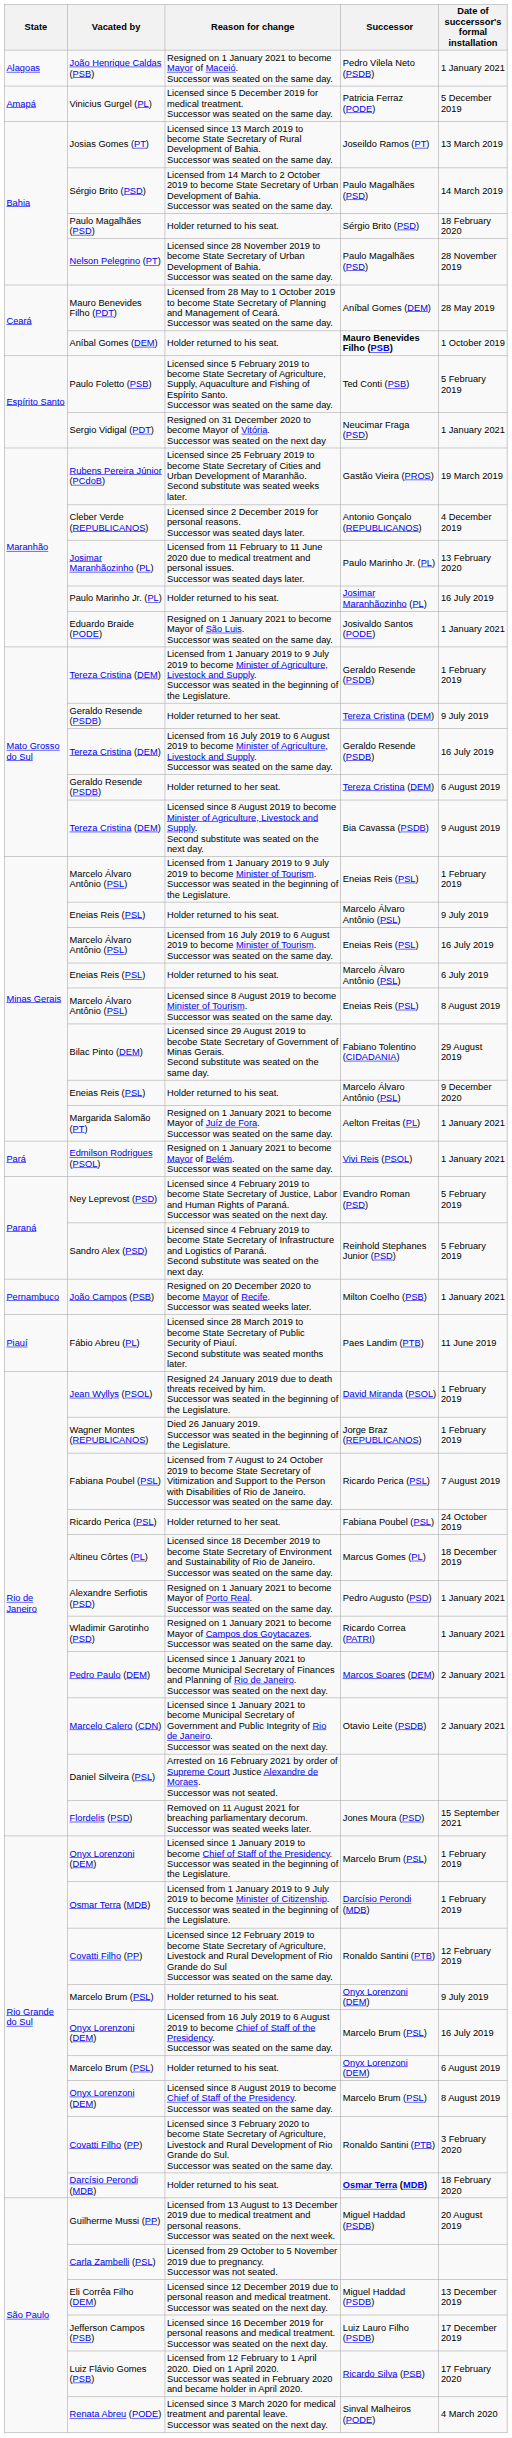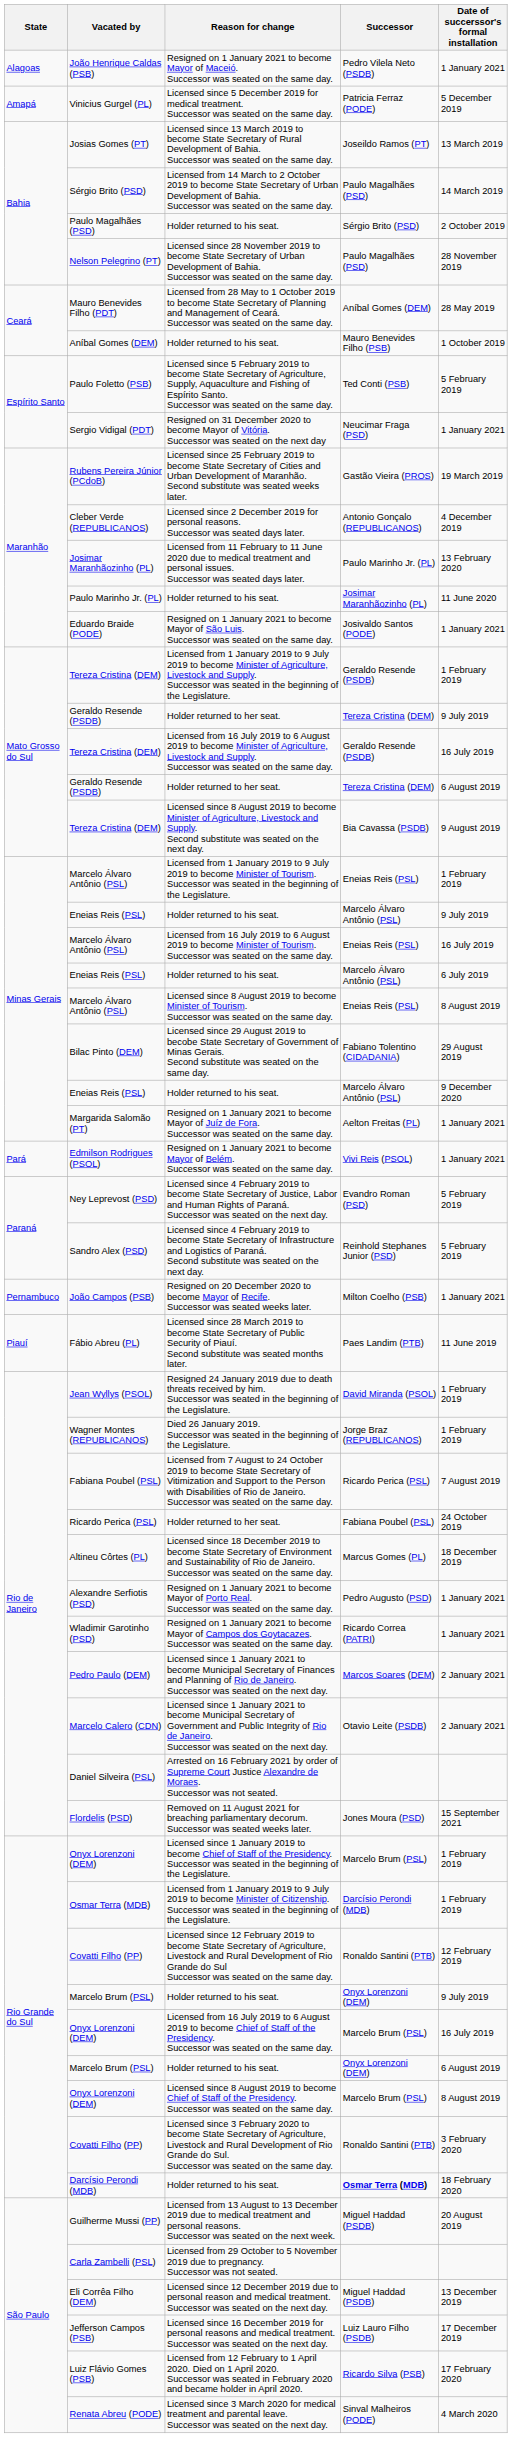(466, 226) 18 February 2020 -> (473, 226) 2 October 2019
(381, 343) bold -> (379, 343) normal
(467, 598) 16 July 2019 -> (469, 598) 11 June 2020
